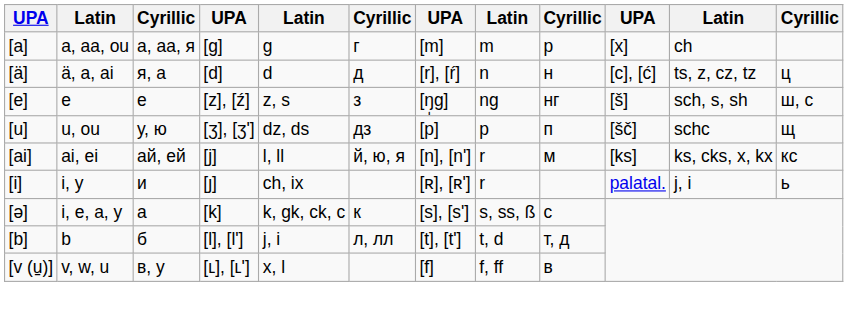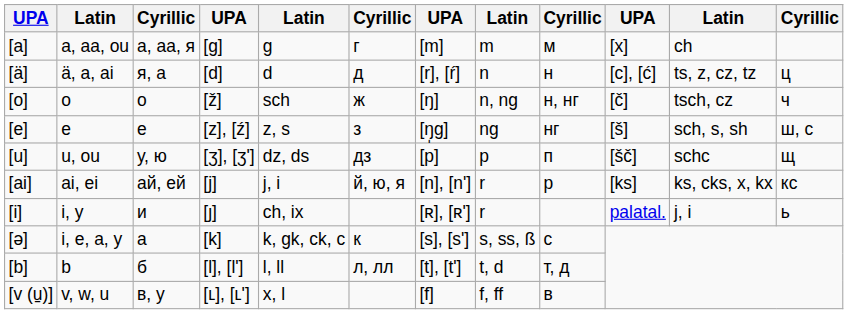(548, 45) р -> (549, 45) м
+ row: (66, 101)
(273, 156) l, ll -> (271, 184) j, i
(549, 156) м -> (548, 184) р
(271, 239) j, i -> (273, 267) l, ll
